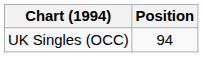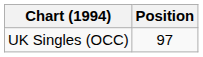(165, 39) 94 -> (165, 39) 97
